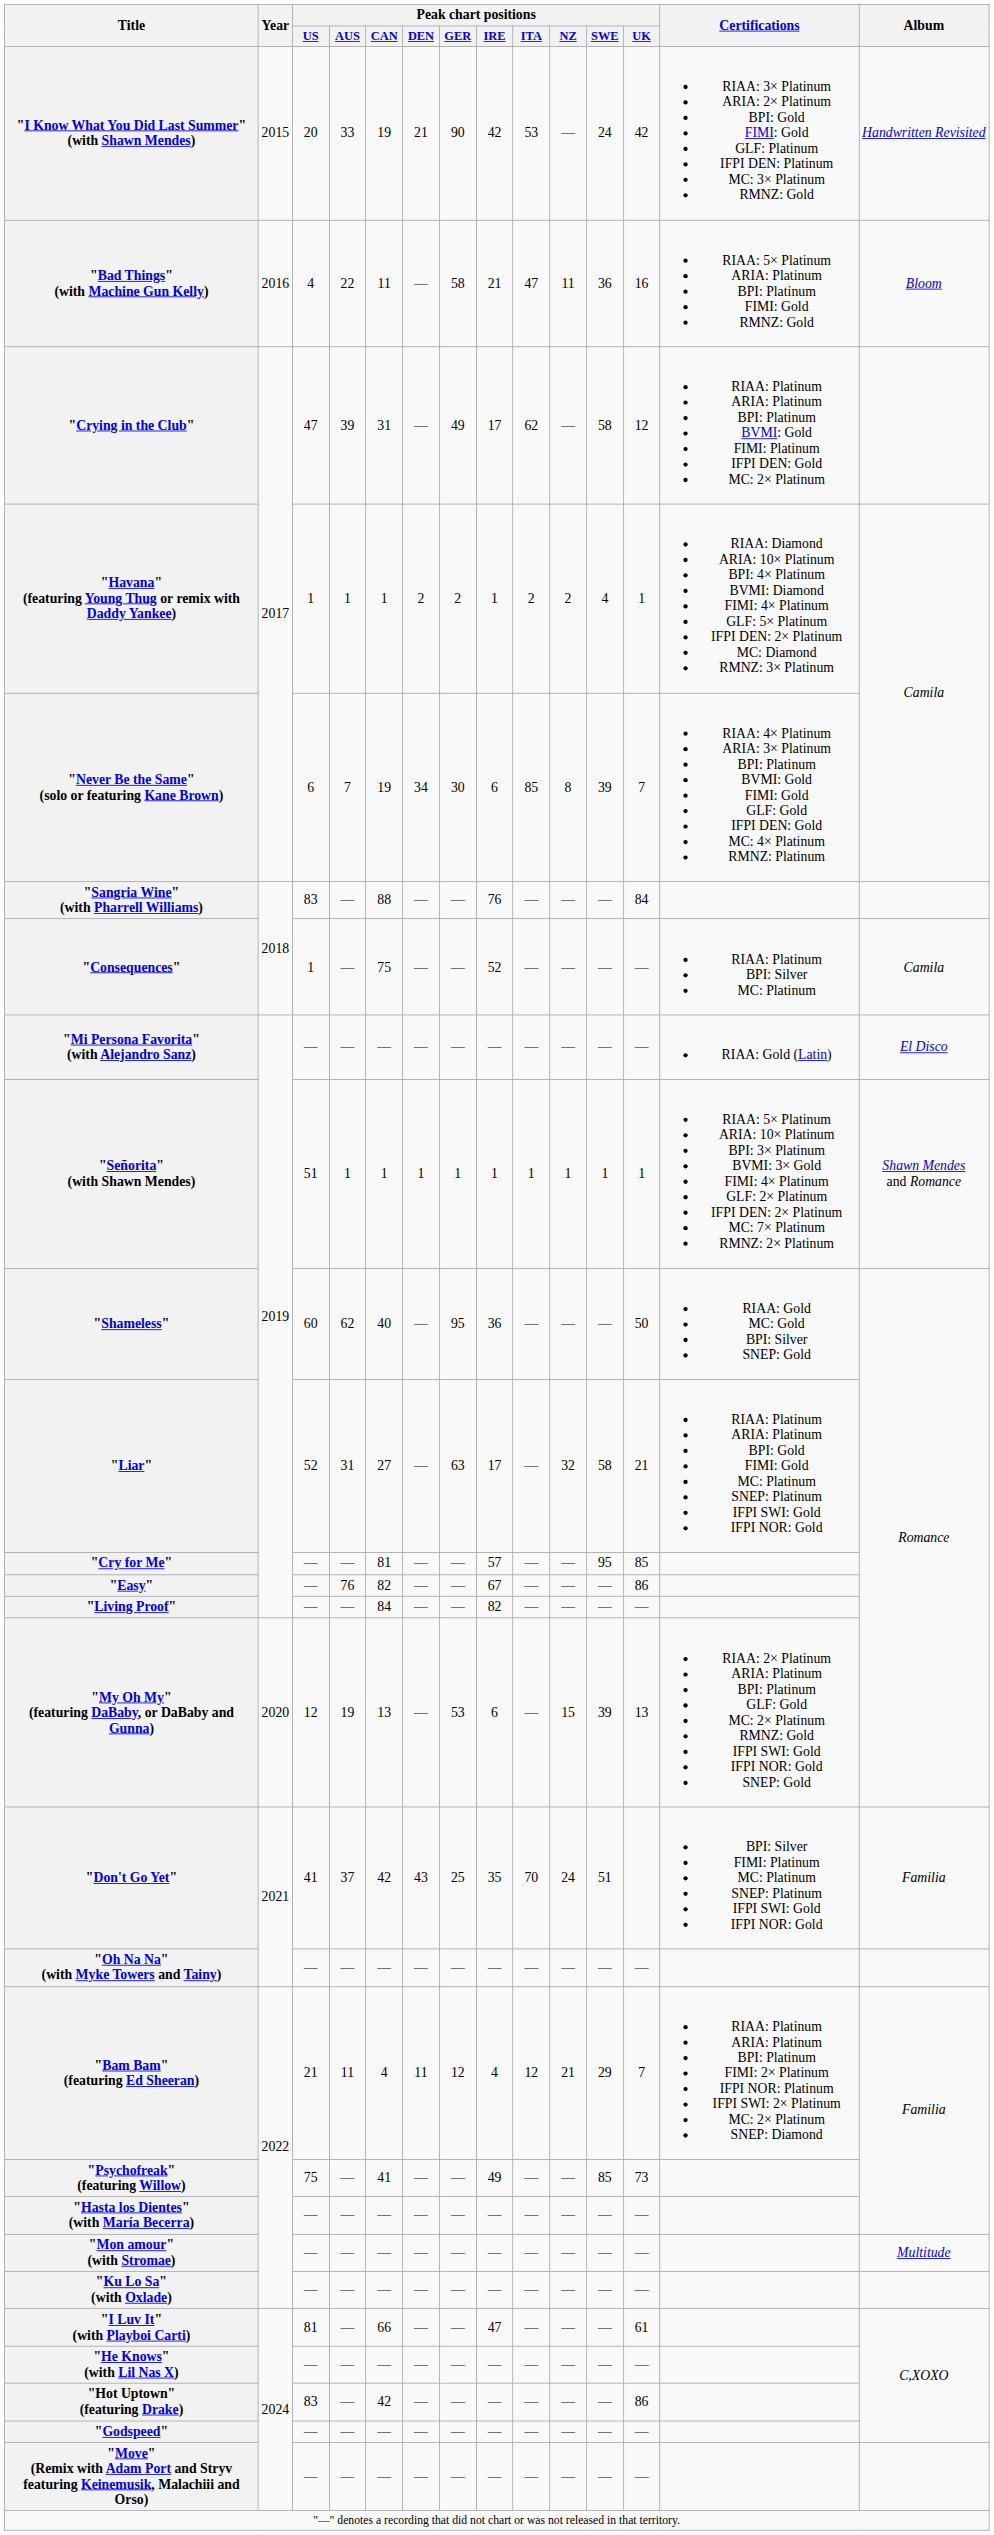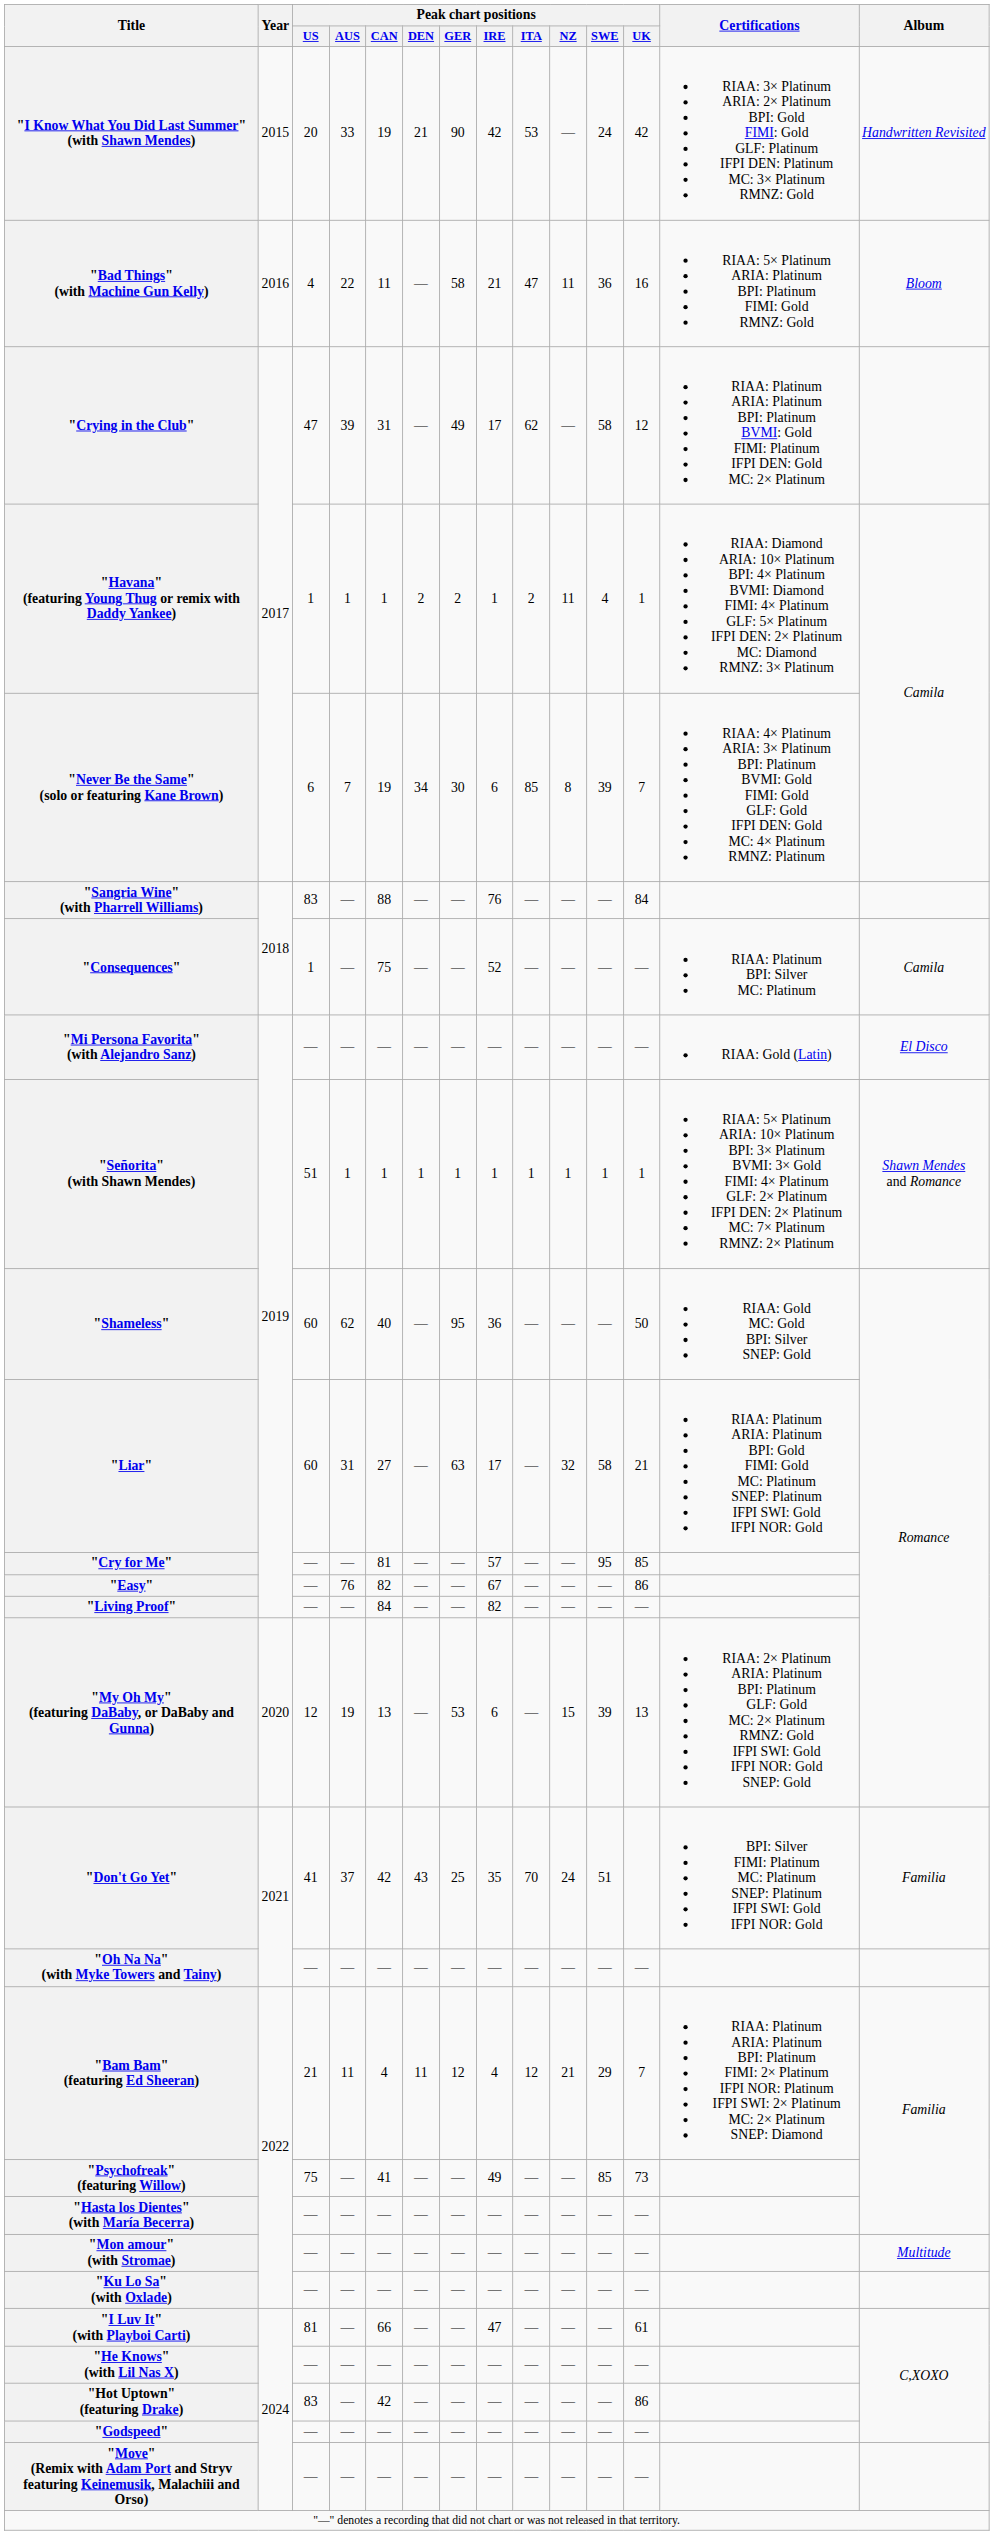(568, 598) 2 -> (568, 598) 11
(311, 1466) 52 -> (311, 1466) 60
